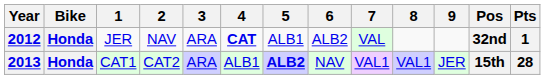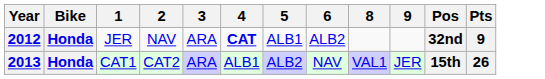- column: (372, 16)
(525, 39) 1 -> (481, 39) 9
(286, 62) bold -> (284, 62) normal
(525, 62) 28 -> (481, 62) 26
